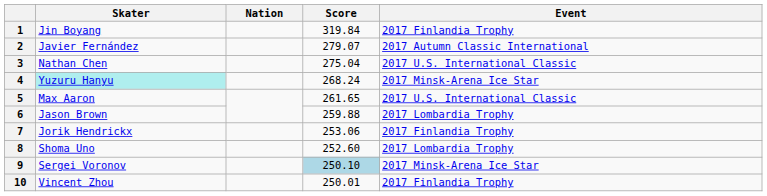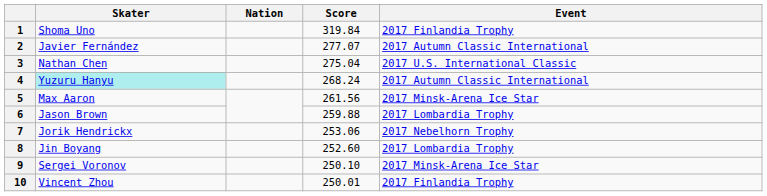(70, 30) Jin Boyang -> (67, 30) Shoma Uno
(341, 47) 279.07 -> (341, 47) 277.07
(460, 81) 2017 Minsk-Arena Ice Star -> (485, 81) 2017 Autumn Classic International
(341, 98) 261.65 -> (341, 98) 261.56
(479, 98) 2017 U.S. International Classic -> (460, 98) 2017 Minsk-Arena Ice Star
(448, 132) 2017 Finlandia Trophy -> (448, 132) 2017 Nebelhorn Trophy
(67, 148) Shoma Uno -> (70, 148) Jin Boyang
(341, 165) lightblue background -> (341, 165) no background
